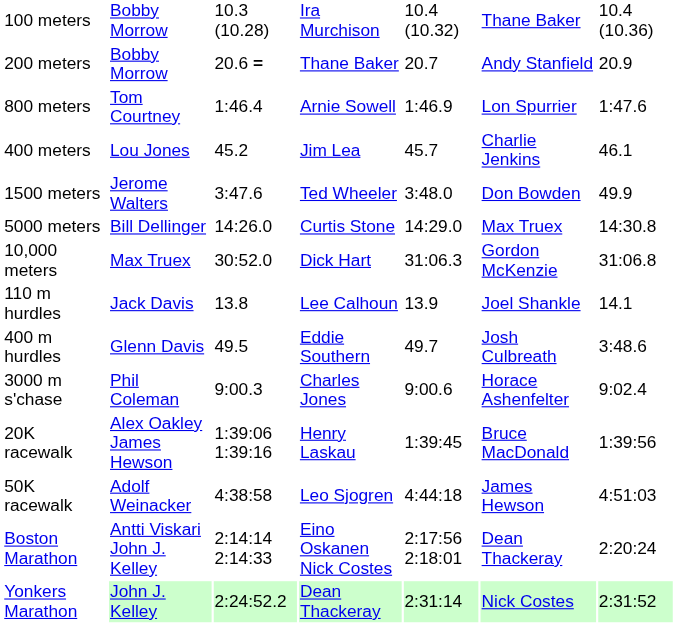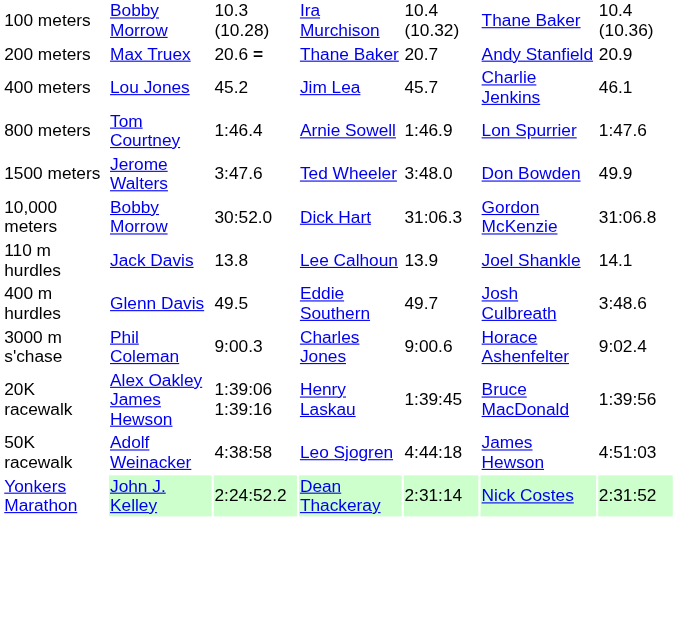(139, 63) Bobby Morrow -> (150, 54) Max Truex
rows swapped: (47, 150) <-> (47, 107)
- row: (52, 226)
(150, 260) Max Truex -> (139, 217) Bobby Morrow
- row: (41, 548)
